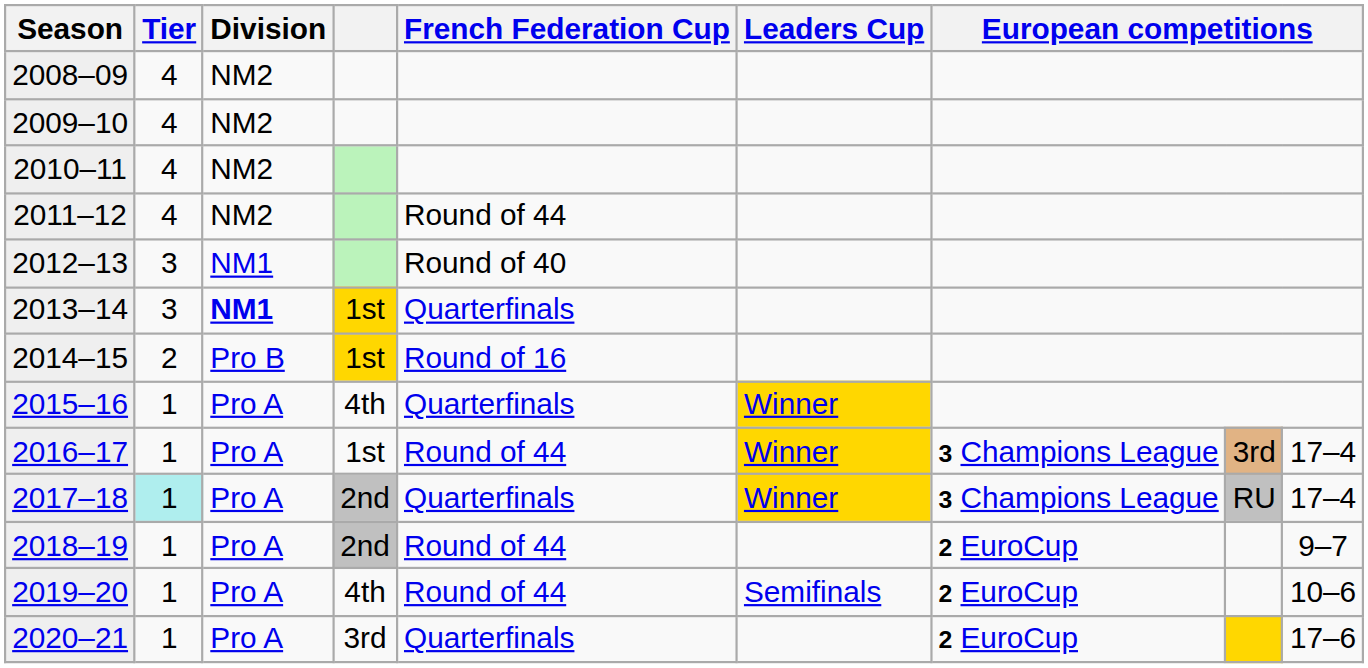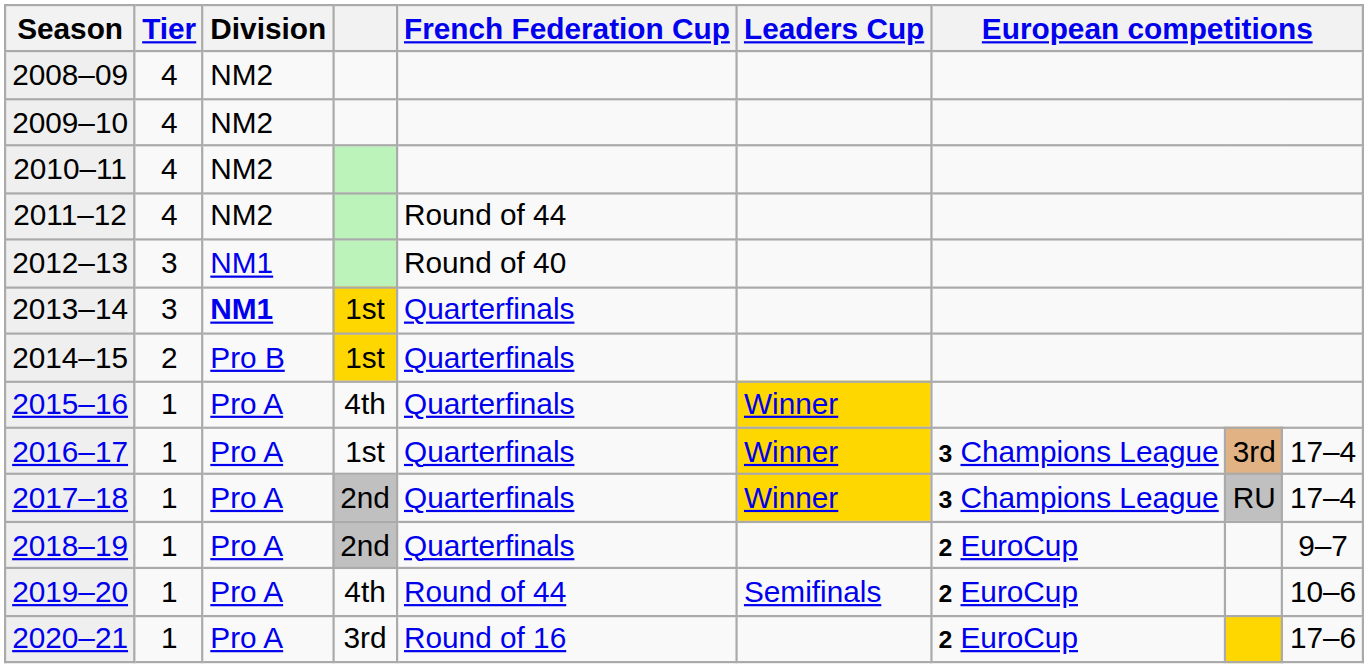(485, 357) Round of 16 -> (489, 357) Quarterfinals
(485, 451) Round of 44 -> (489, 451) Quarterfinals
(169, 498) paleturquoise background -> (169, 498) no background
(485, 545) Round of 44 -> (489, 545) Quarterfinals
(489, 638) Quarterfinals -> (485, 638) Round of 16
